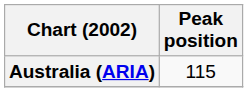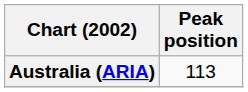(201, 71) 115 -> (201, 71) 113
